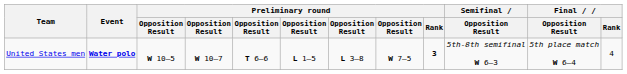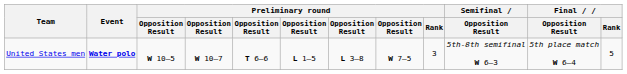(434, 53) bold -> (434, 53) normal
(612, 53) 4 -> (612, 53) 5
